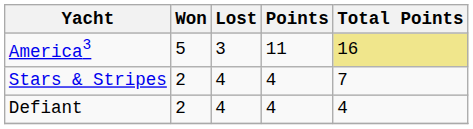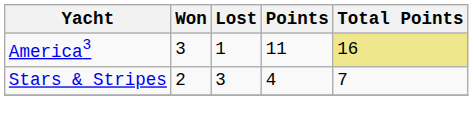(180, 50) 5 -> (180, 50) 3
(220, 50) 3 -> (220, 50) 1
(220, 81) 4 -> (220, 81) 3
- row: (46, 109)
